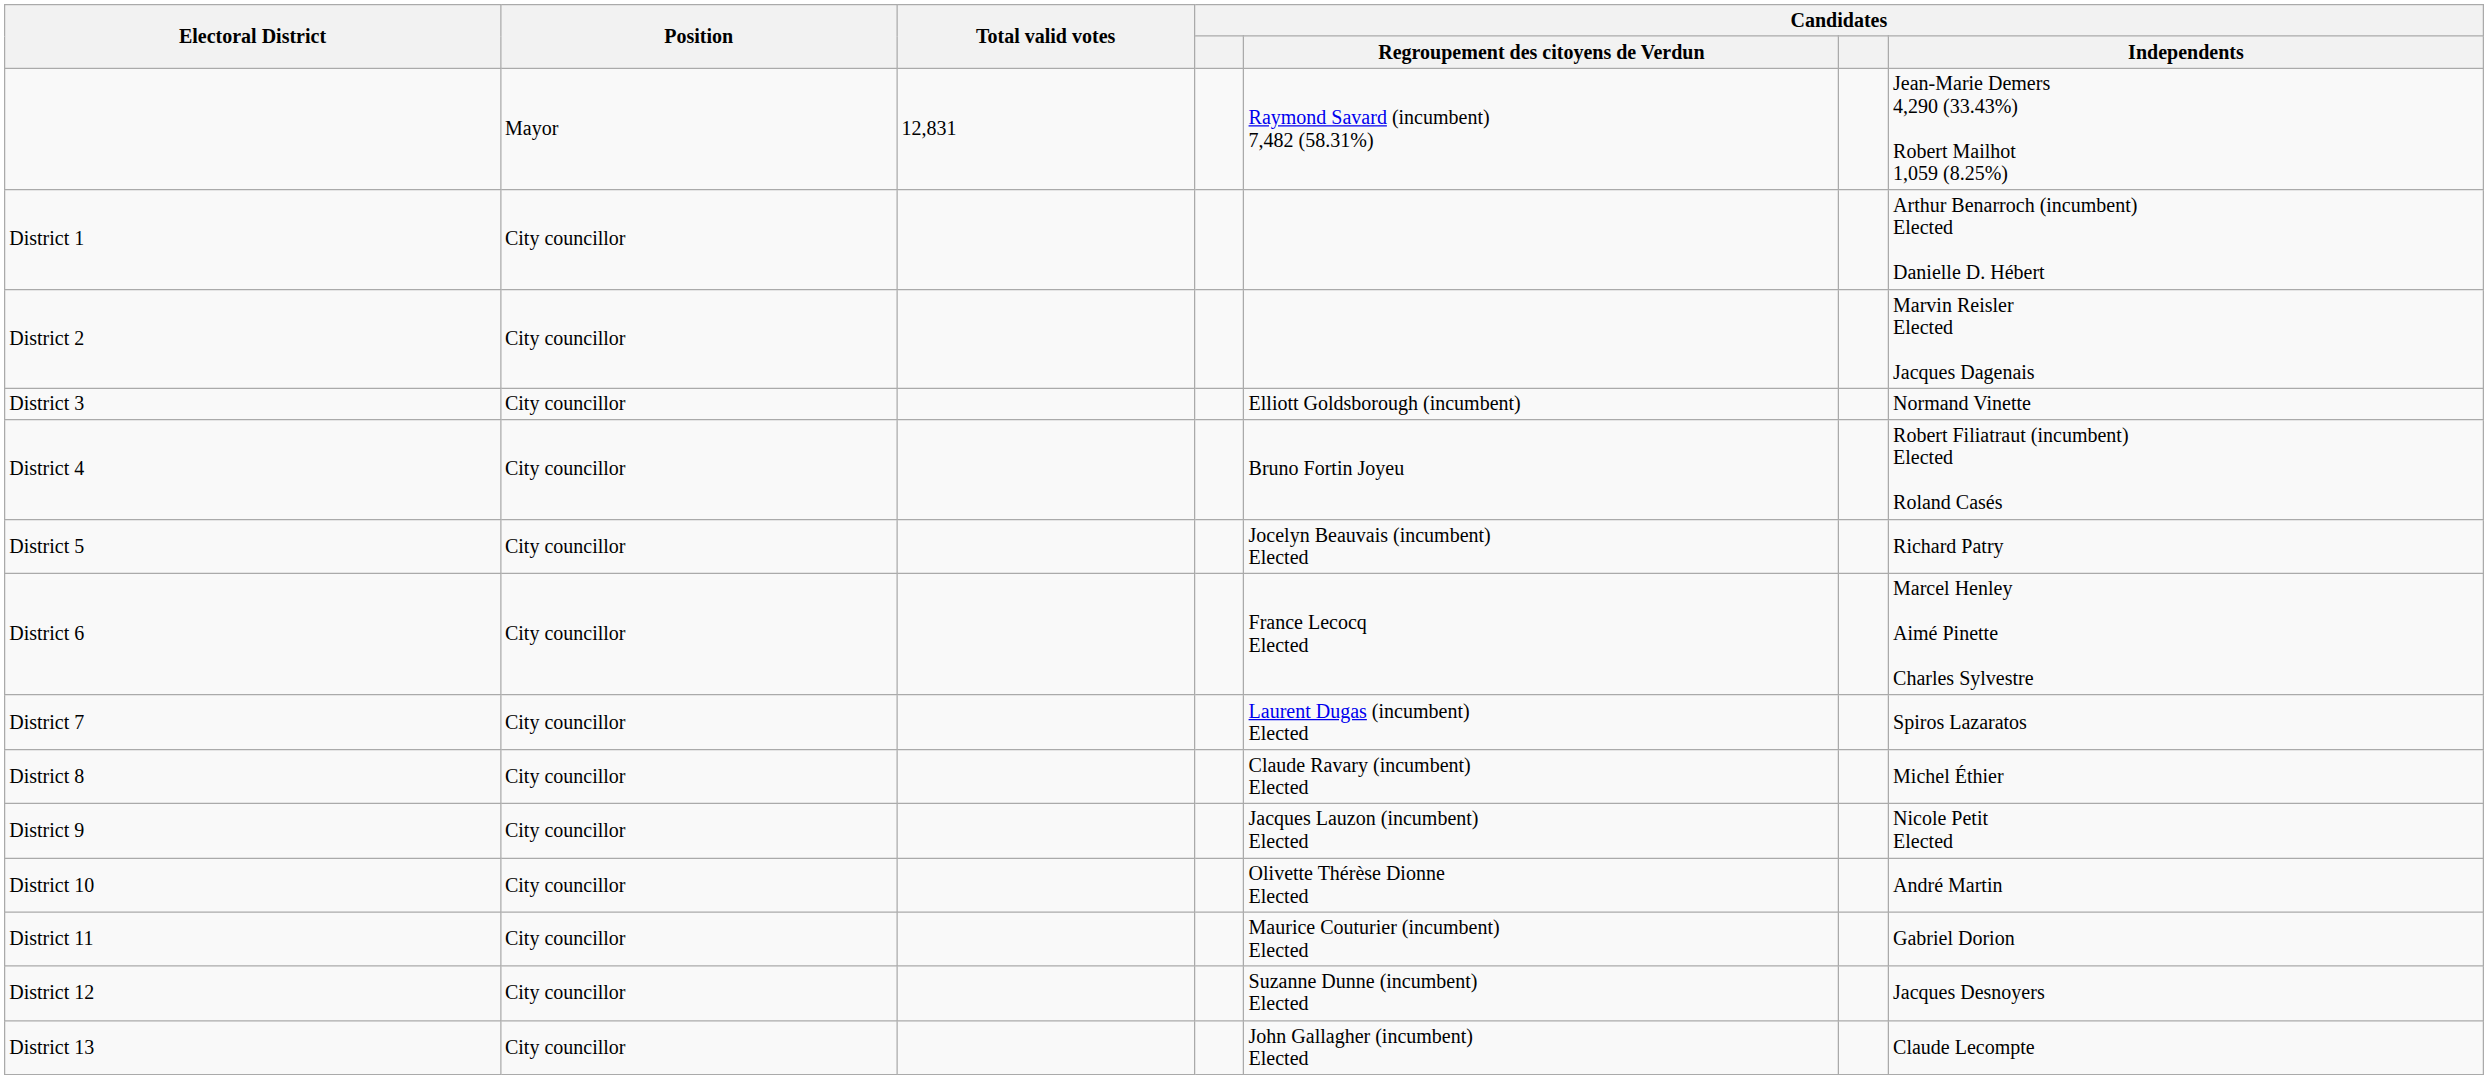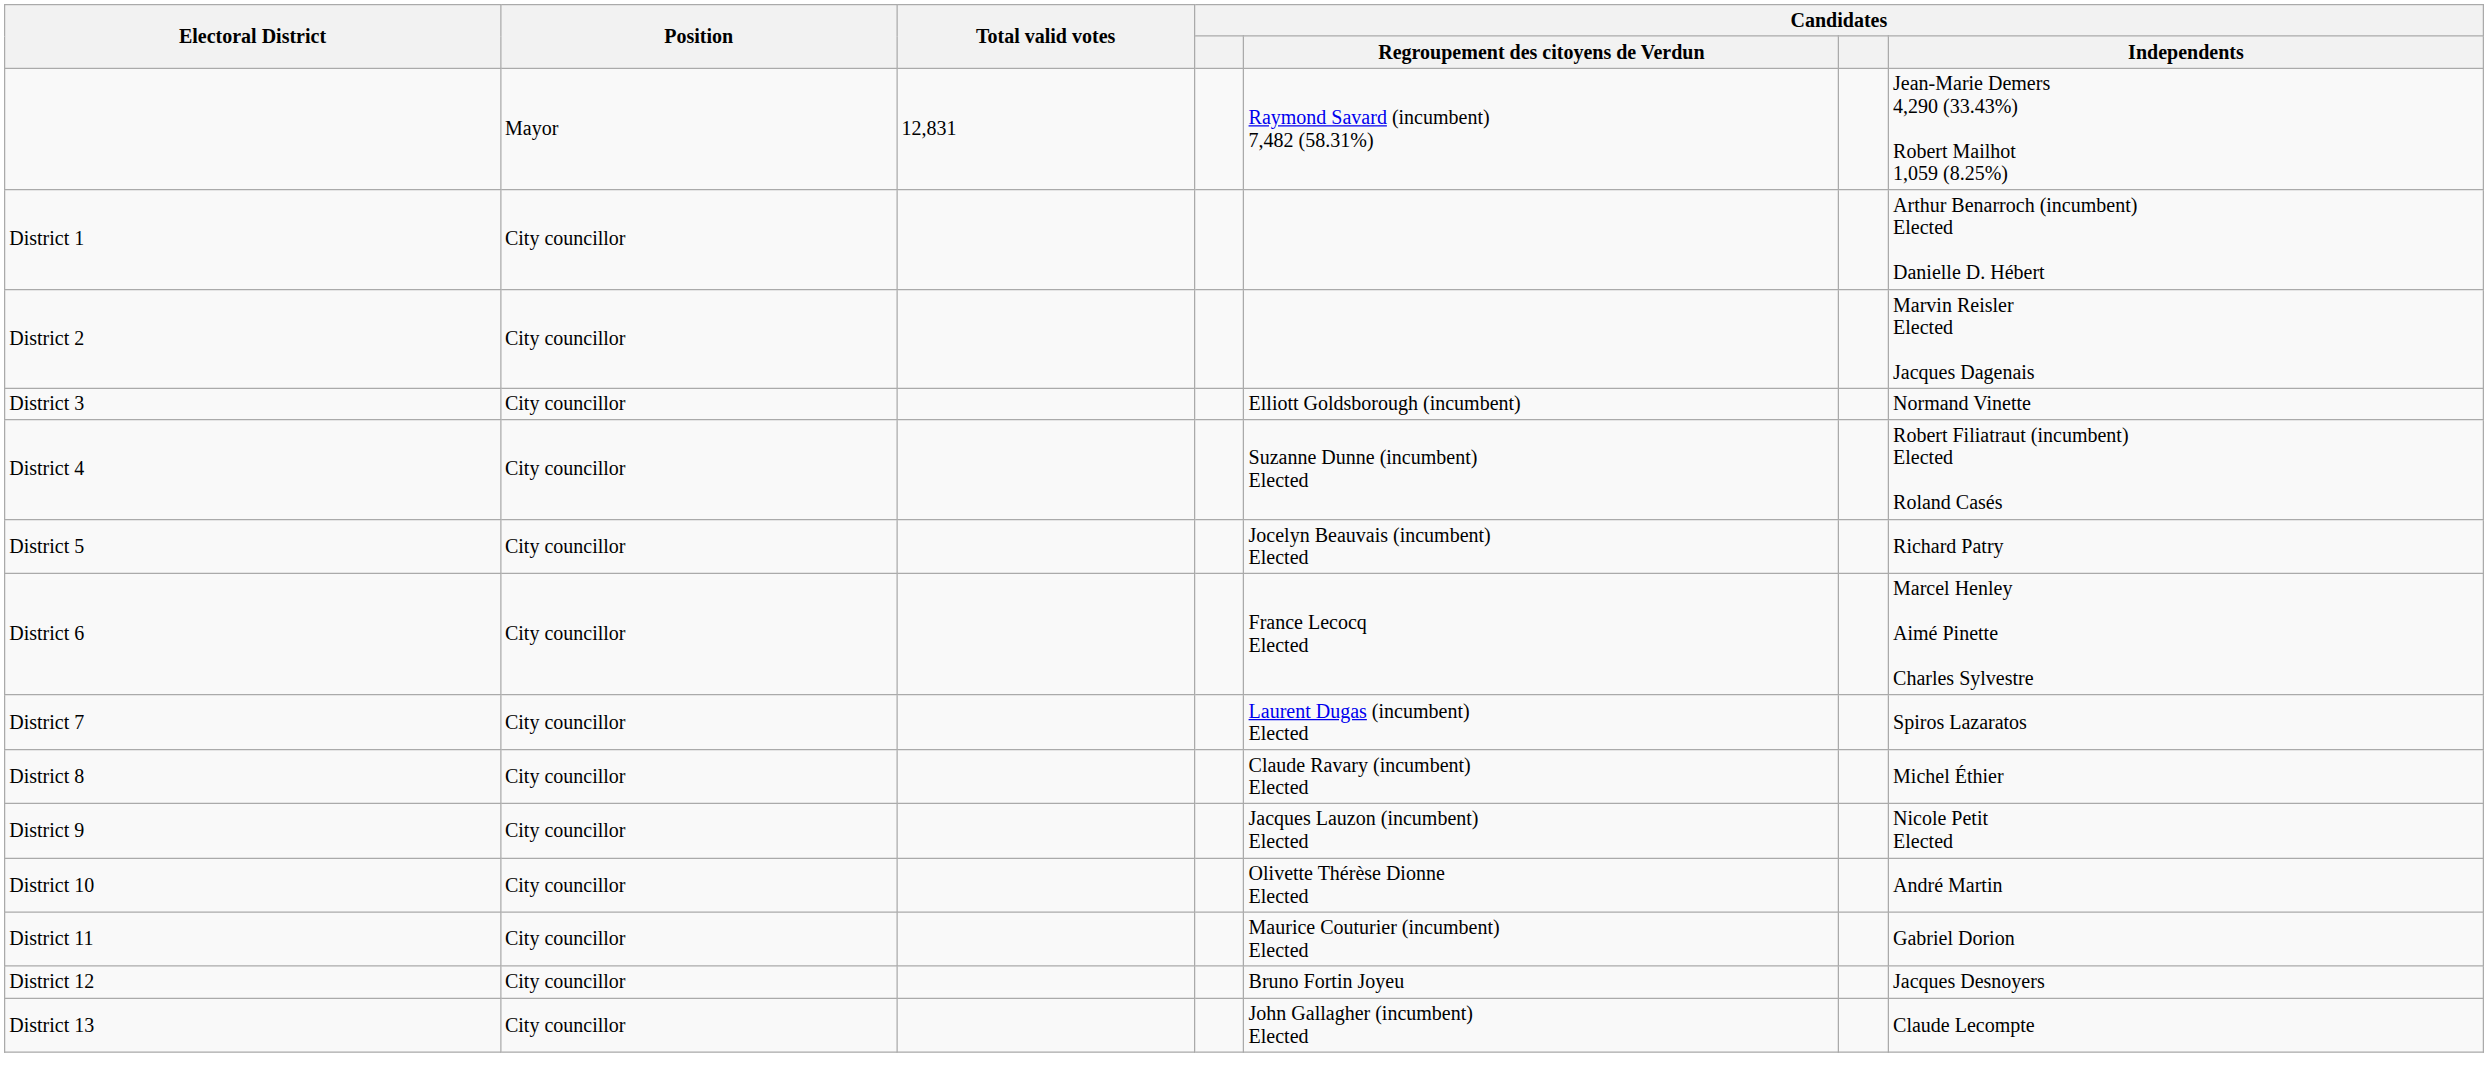(1326, 469) Bruno Fortin Joyeu -> (1363, 469) Suzanne Dunne (incumbent) Elected
(1363, 993) Suzanne Dunne (incumbent) Elected -> (1326, 981) Bruno Fortin Joyeu
